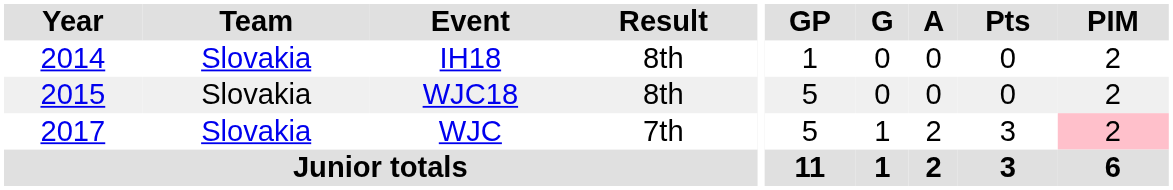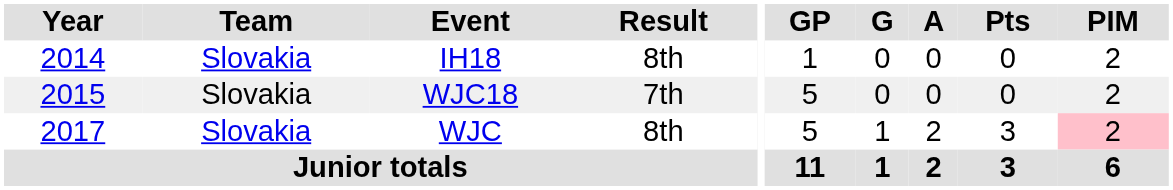(663, 94) 8th -> (663, 94) 7th
(663, 130) 7th -> (663, 130) 8th
